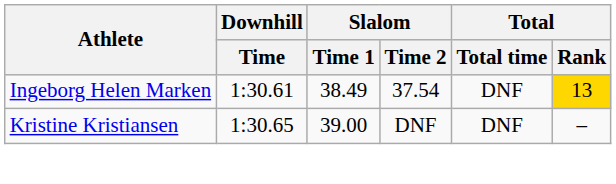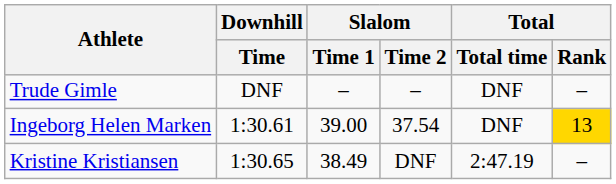+ row: (63, 91)
(344, 91) 38.49 -> (344, 126) 39.00
(344, 126) 39.00 -> (344, 160) 38.49
(502, 126) DNF -> (502, 160) 2:47.19
